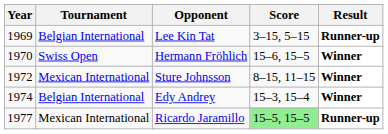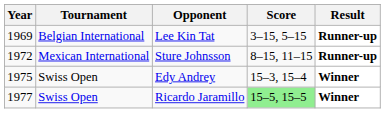- row: (201, 56)
(341, 77) Winner -> (348, 56) Runner-up
(20, 97) 1974 -> (20, 77) 1975
(91, 97) Belgian International -> (68, 77) Swiss Open
(94, 118) Mexican International -> (68, 97) Swiss Open
(350, 118) Runner-up -> (339, 97) Winner
